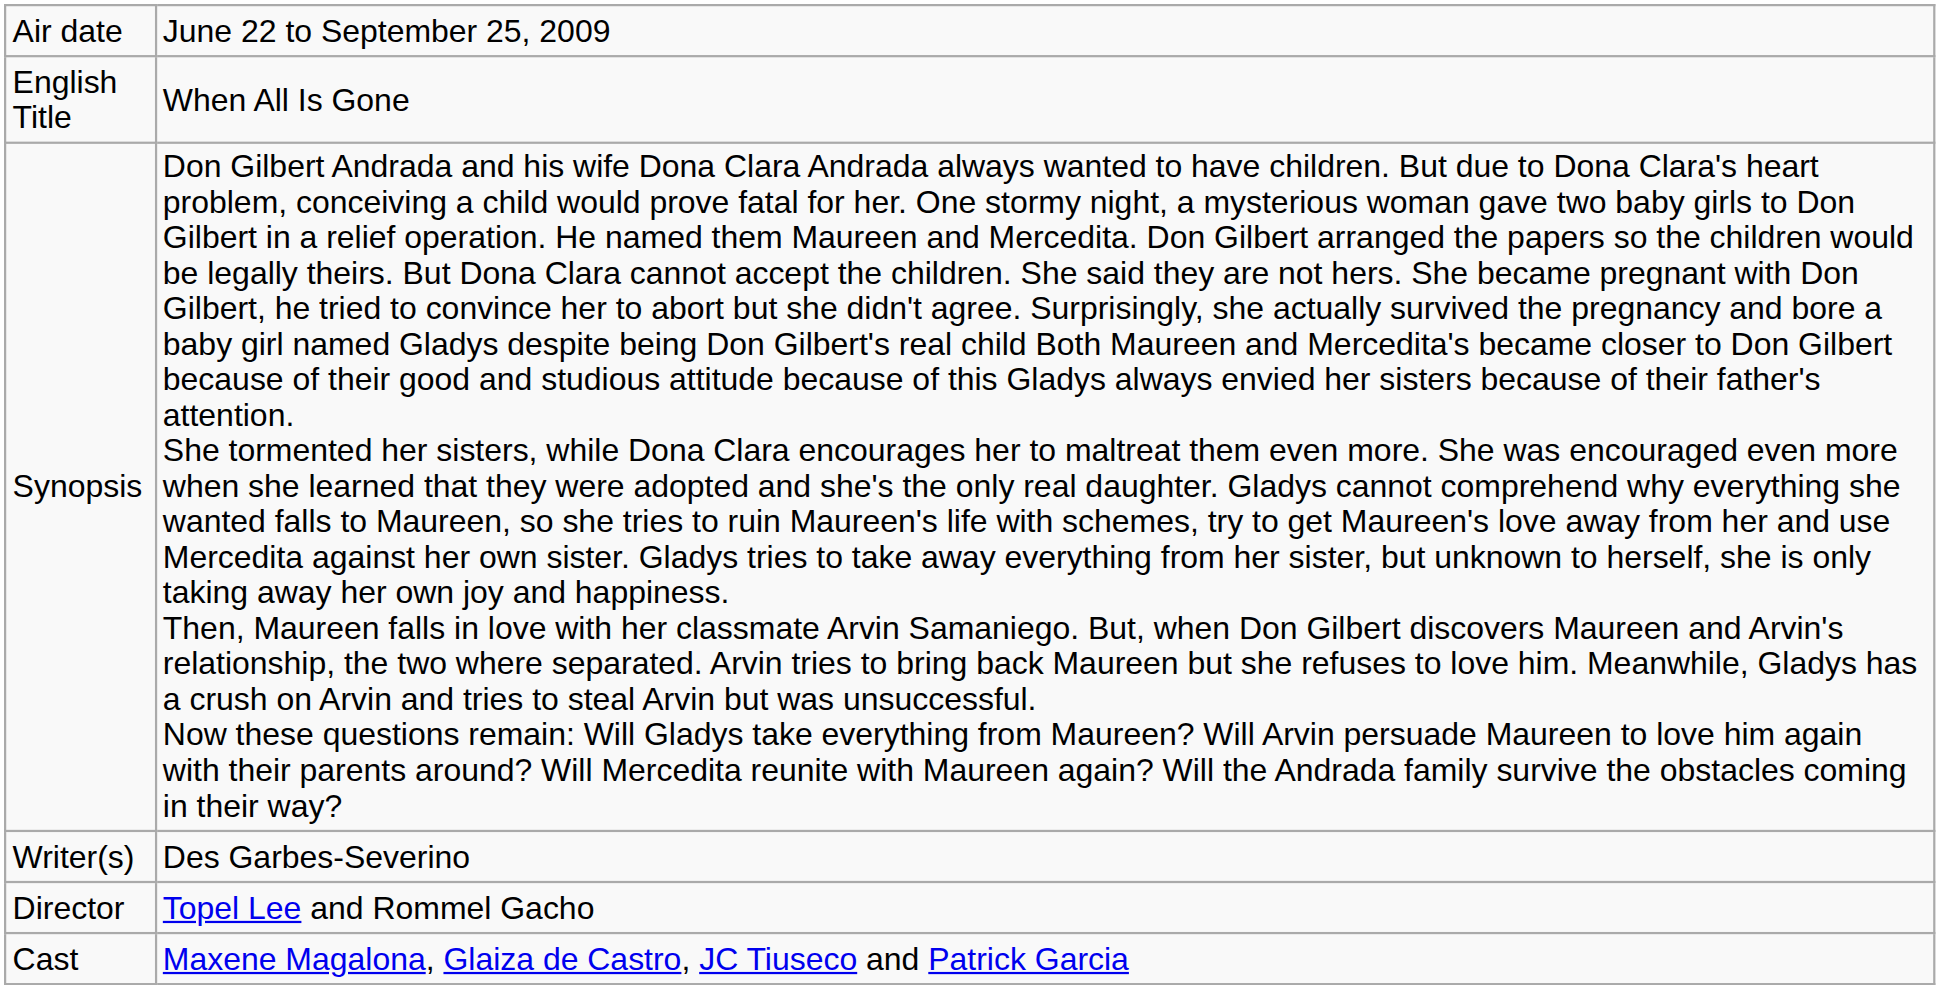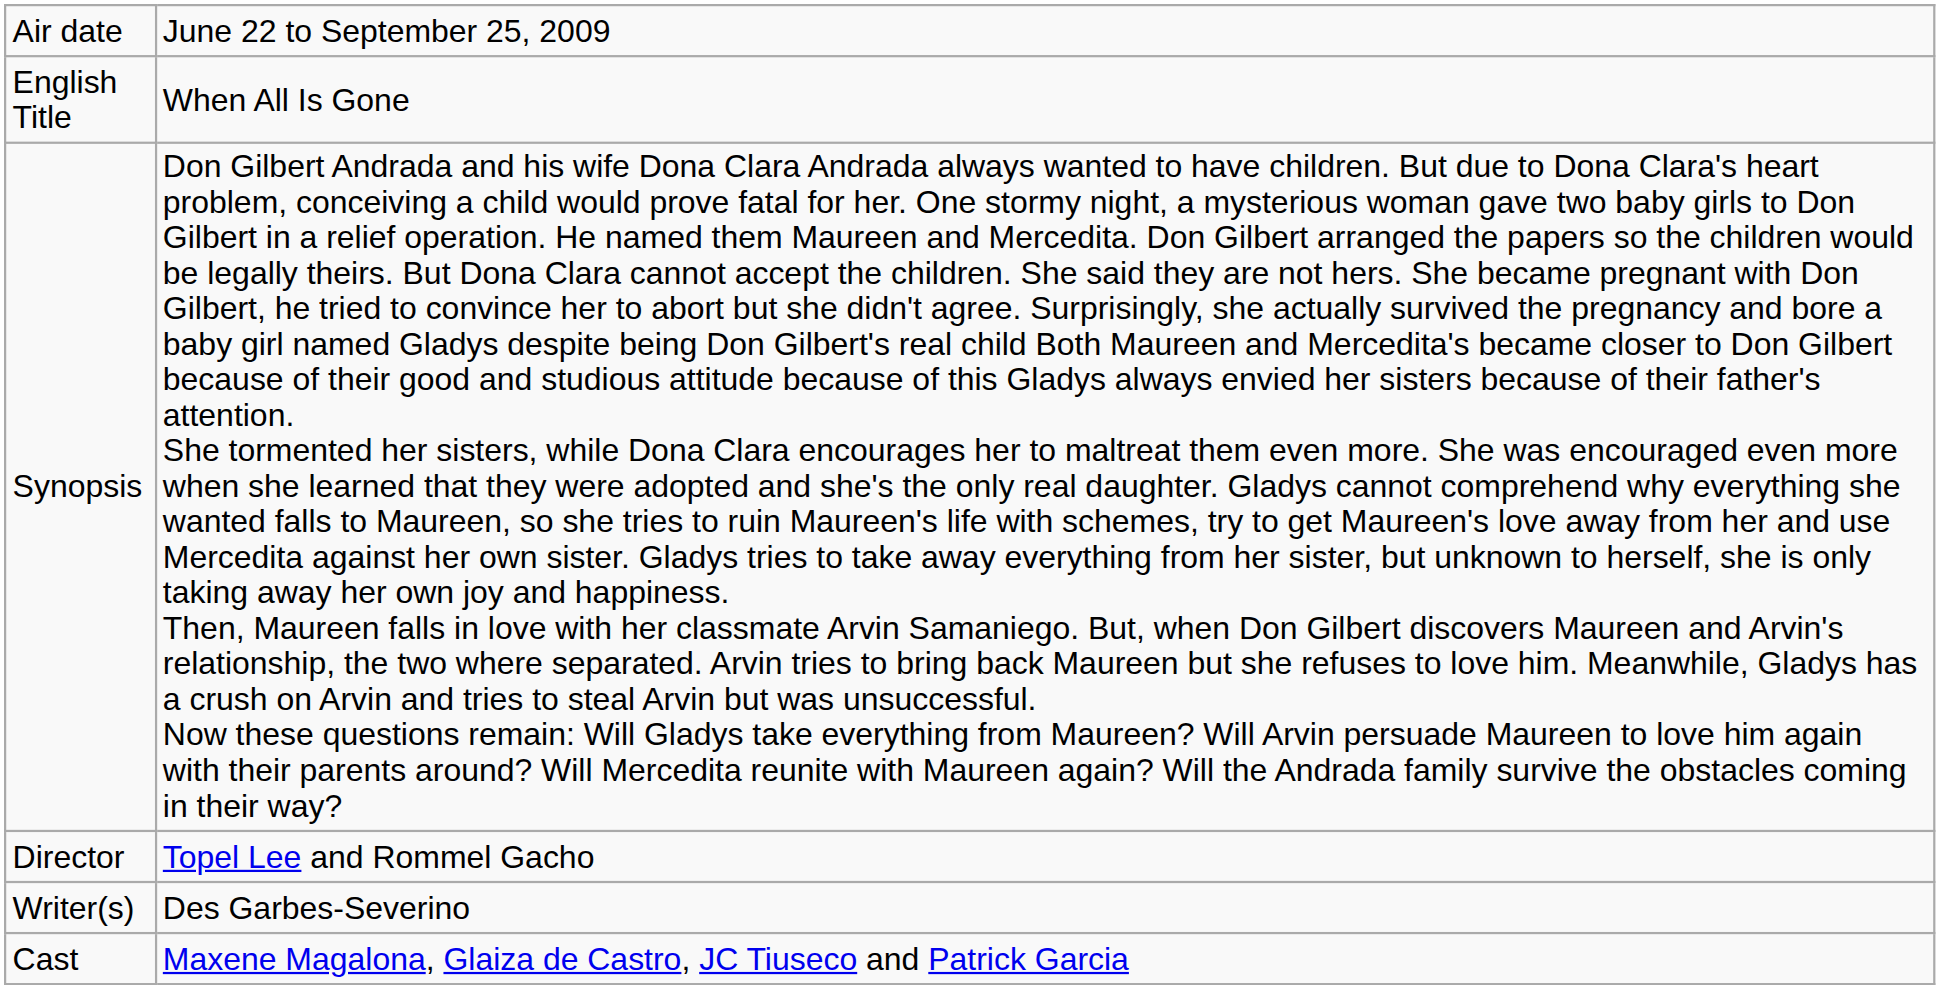rows swapped: (69, 908) <-> (74, 857)
